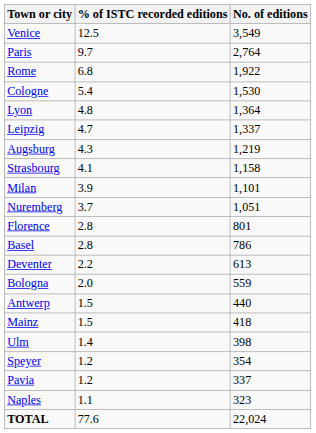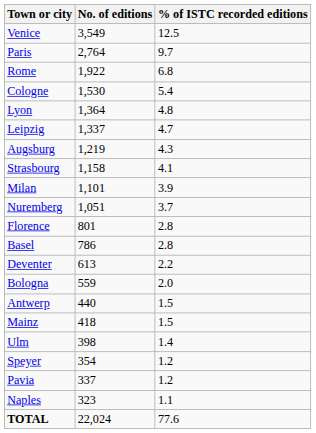columns swapped: (270, 14) <-> (153, 14)
